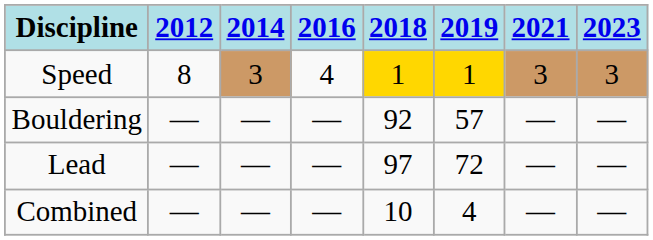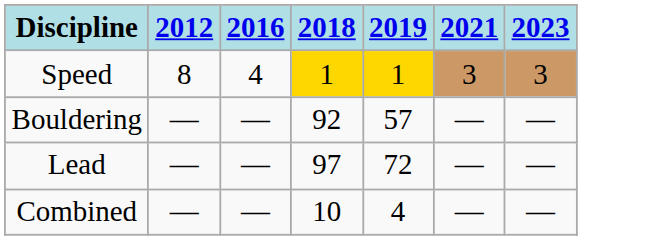- column: (255, 27)
